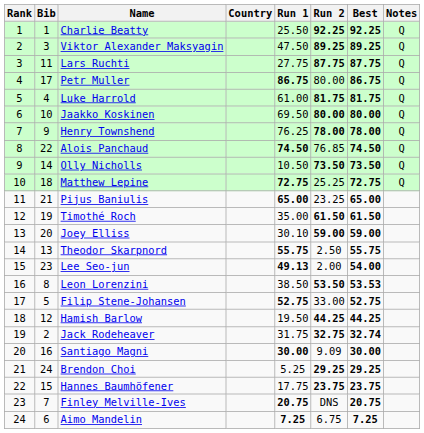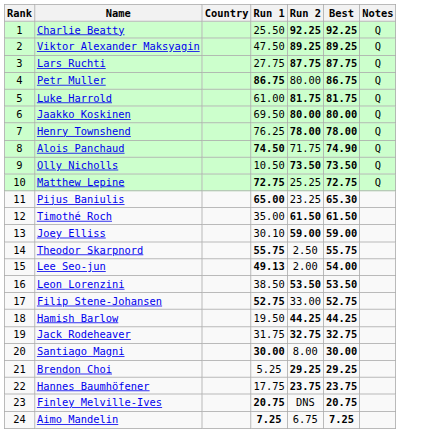- column: (46, 13)
(329, 148) 76.85 -> (305, 148) 71.75
(365, 148) 74.50 -> (342, 148) 74.90
(365, 199) 65.00 -> (342, 199) 65.30
(365, 284) 53.53 -> (342, 284) 53.50
(365, 335) 32.74 -> (342, 335) 32.75
(329, 352) 9.09 -> (305, 352) 8.00
